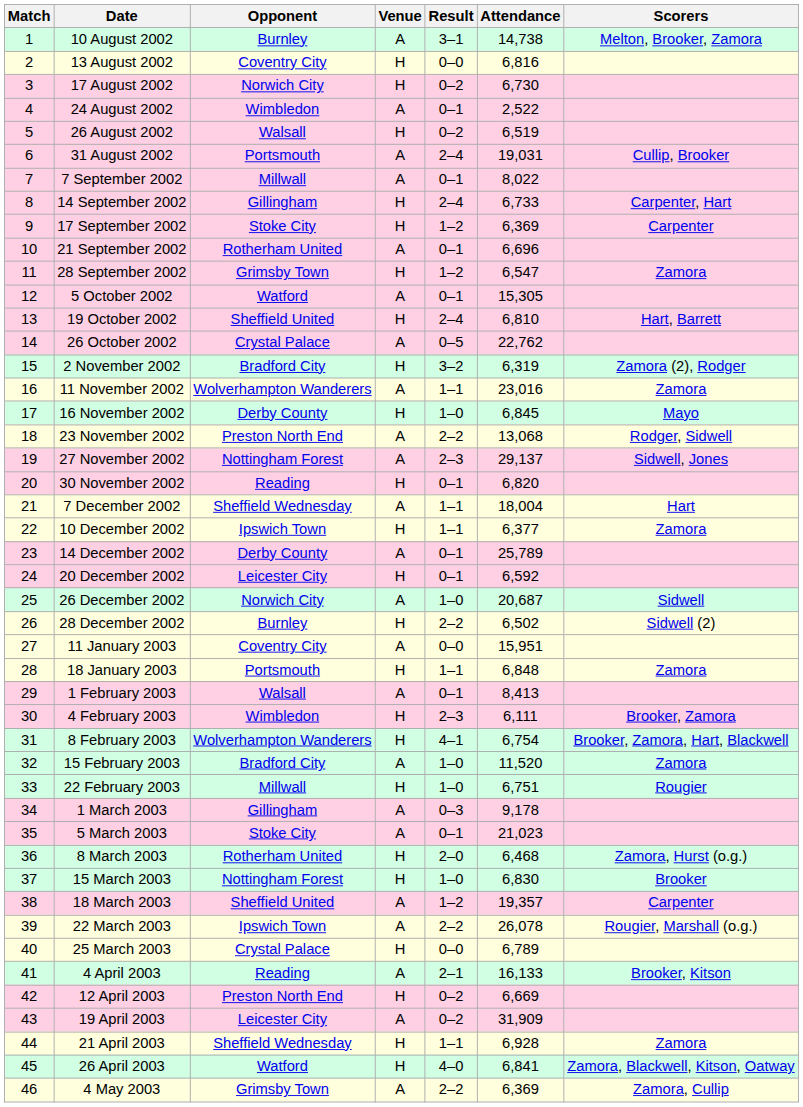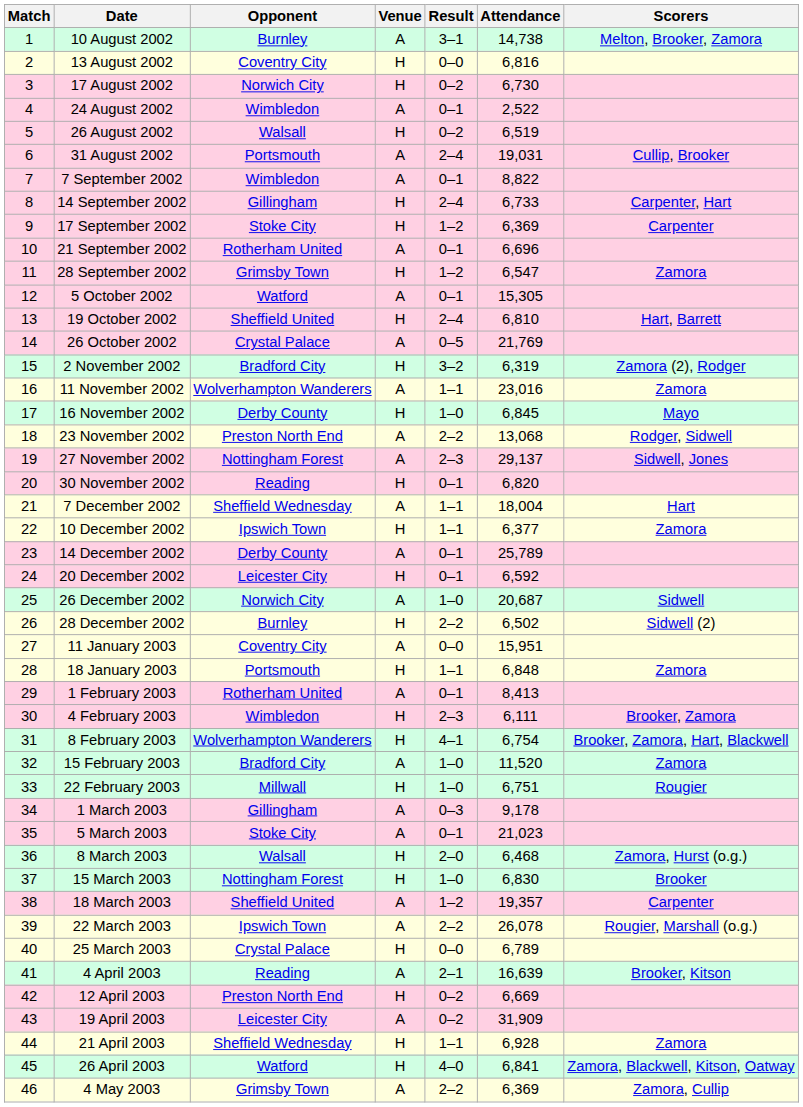(282, 179) Millwall -> (282, 179) Wimbledon
(520, 179) 8,022 -> (520, 179) 8,822
(520, 343) 22,762 -> (520, 343) 21,769
(282, 693) Walsall -> (282, 693) Rotherham United
(282, 856) Rotherham United -> (282, 856) Walsall
(520, 973) 16,133 -> (520, 973) 16,639
